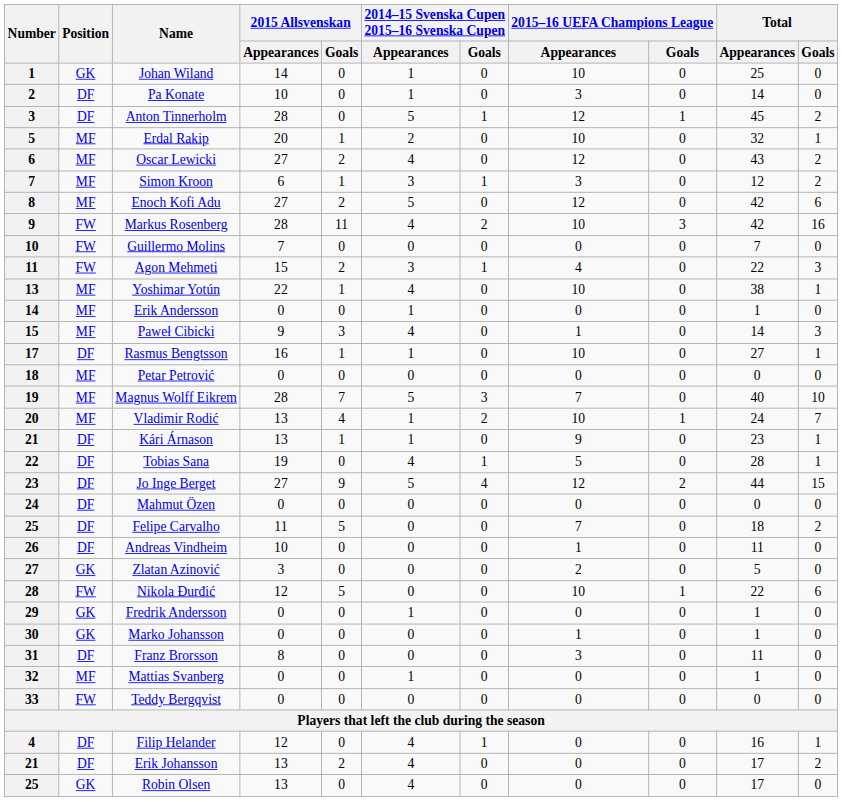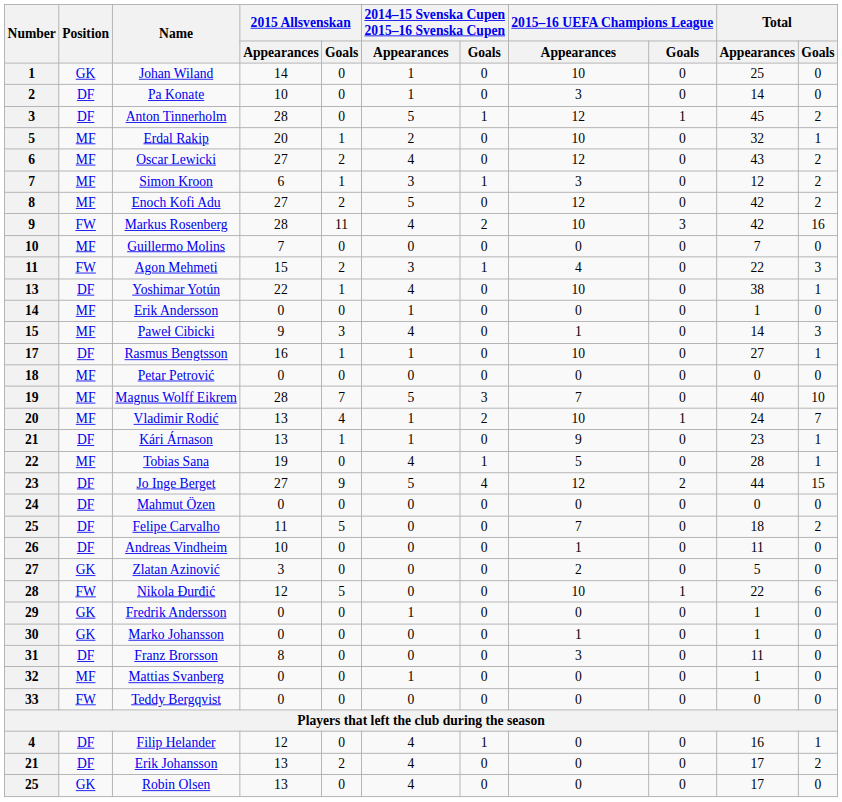(818, 203) 6 -> (818, 203) 2
(86, 246) FW -> (86, 246) MF
(86, 289) MF -> (86, 289) DF
(86, 461) DF -> (86, 461) MF
